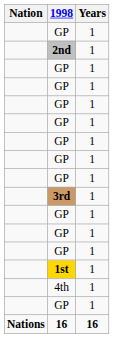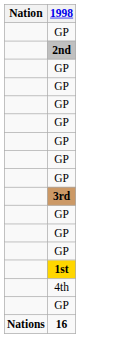- column: (92, 13)
